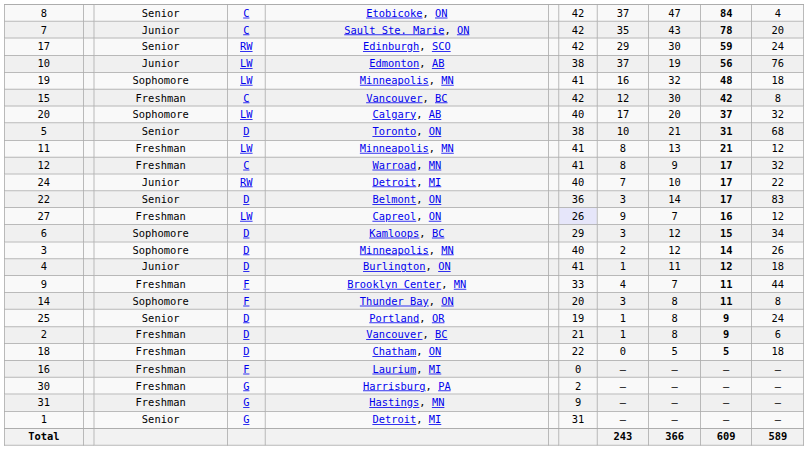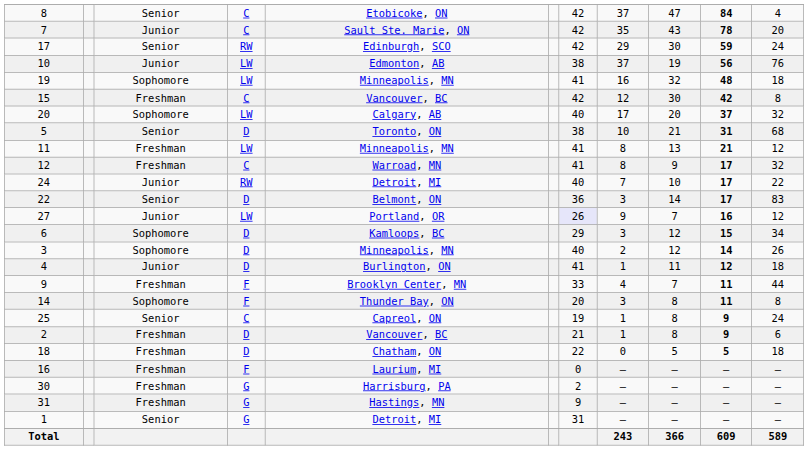(161, 216) Freshman -> (161, 216) Junior
(407, 216) Capreol, ON -> (407, 216) Portland, OR
(246, 318) D -> (246, 318) C
(407, 318) Portland, OR -> (407, 318) Capreol, ON
